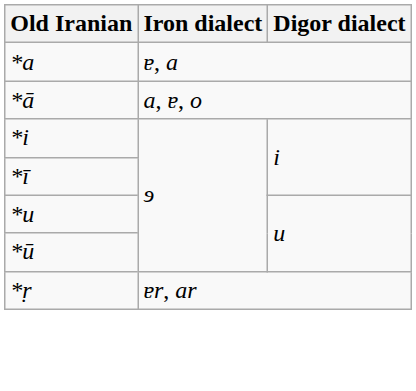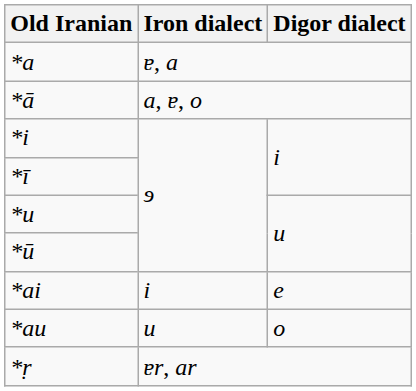+ row: (26, 289)
+ row: (28, 328)
